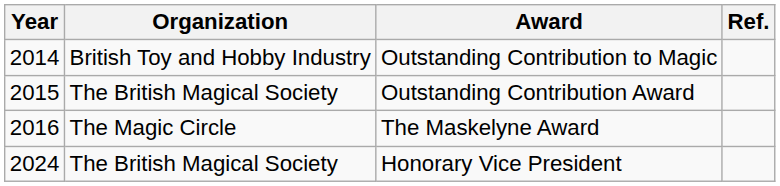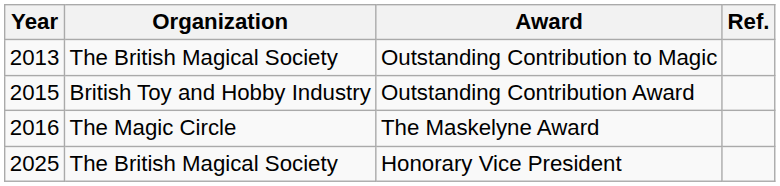(35, 57) 2014 -> (35, 57) 2013
(220, 57) British Toy and Hobby Industry -> (204, 57) The British Magical Society
(204, 92) The British Magical Society -> (220, 92) British Toy and Hobby Industry
(35, 163) 2024 -> (35, 163) 2025
